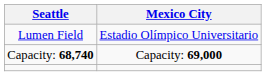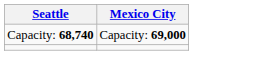- row: (50, 34)
